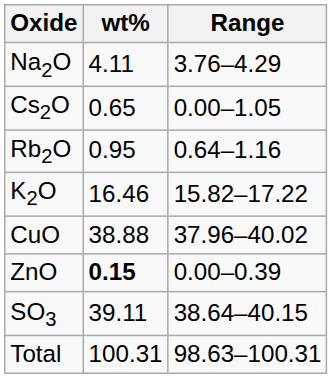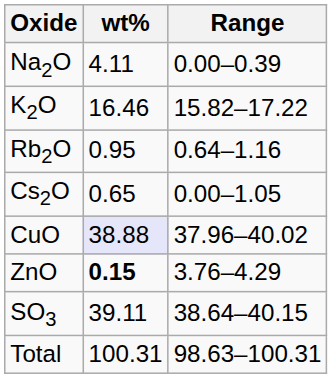(227, 64) 3.76–4.29 -> (227, 64) 0.00–0.39
rows swapped: (33, 194) <-> (40, 108)
(119, 234) no background -> (119, 234) lavender background
(227, 272) 0.00–0.39 -> (227, 272) 3.76–4.29
